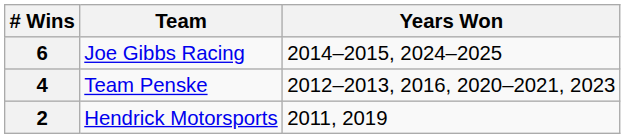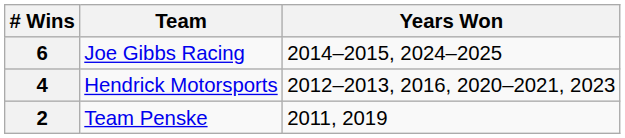(146, 85) Team Penske -> (181, 85) Hendrick Motorsports
(181, 118) Hendrick Motorsports -> (146, 118) Team Penske
